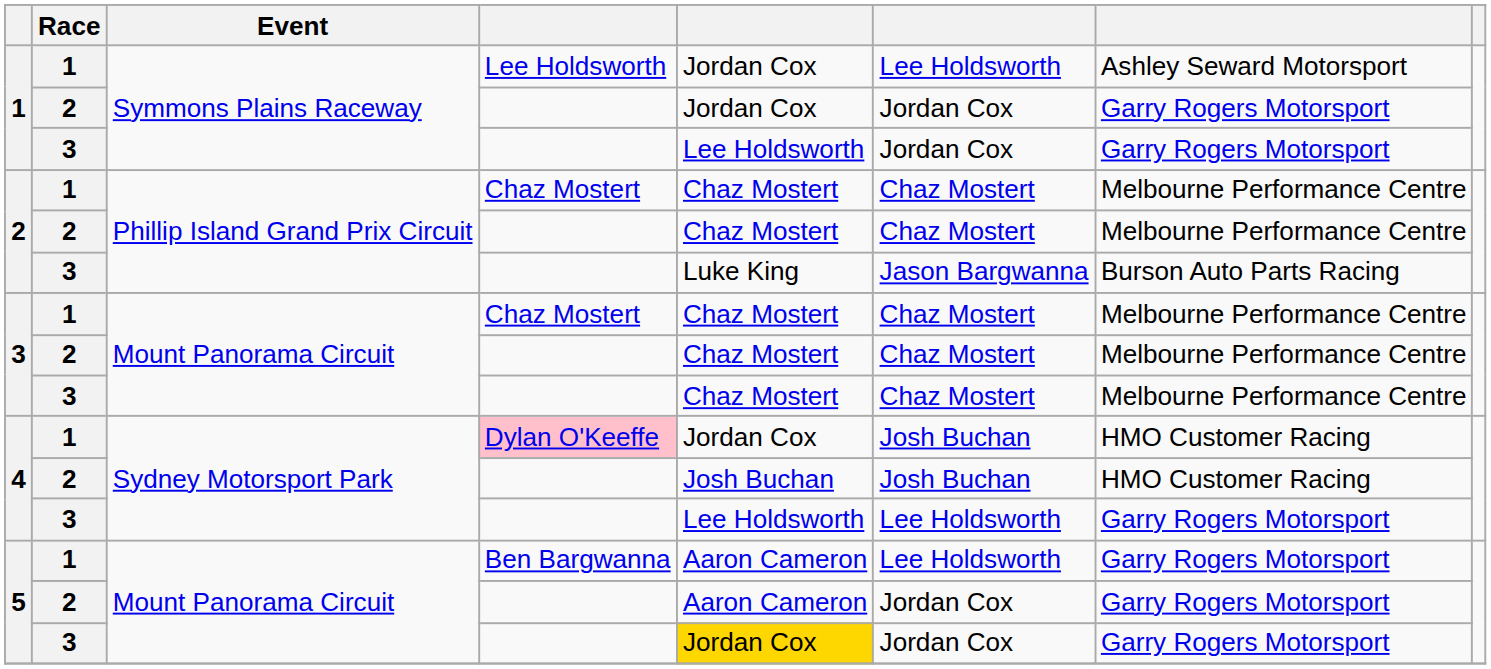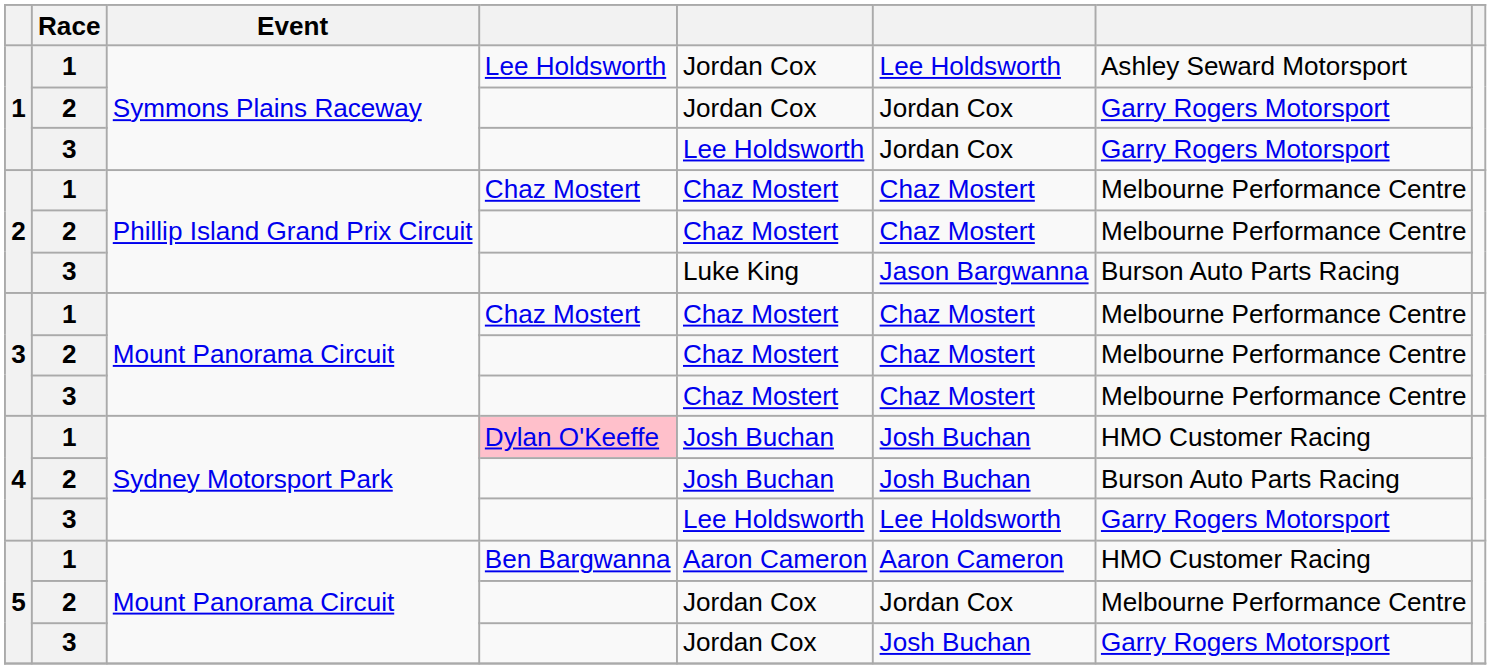(750, 437) Jordan Cox -> (758, 437) Josh Buchan
(1236, 478) HMO Customer Racing -> (1250, 478) Burson Auto Parts Racing
(970, 560) Lee Holdsworth -> (972, 560) Aaron Cameron
(1245, 560) Garry Rogers Motorsport -> (1236, 560) HMO Customer Racing
(775, 601) Aaron Cameron -> (750, 601) Jordan Cox
(1245, 601) Garry Rogers Motorsport -> (1284, 601) Melbourne Performance Centre
(750, 643) gold background -> (750, 643) no background
(946, 643) Jordan Cox -> (955, 643) Josh Buchan
